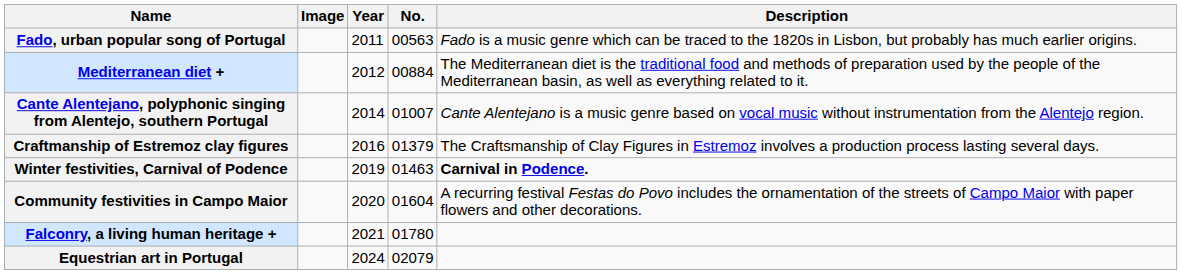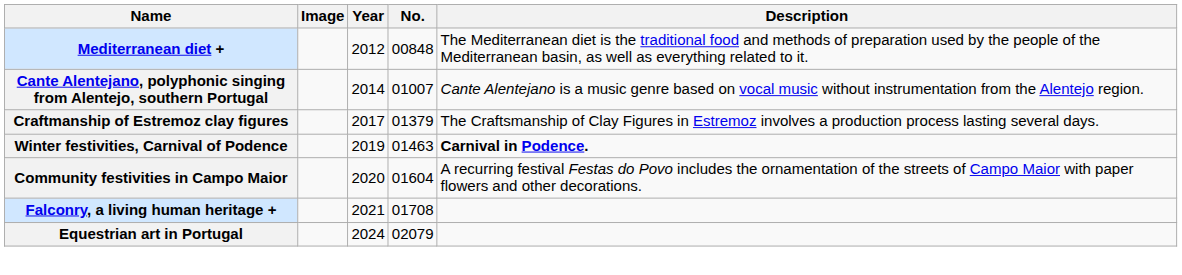- row: (151, 40)
(413, 72) 00884 -> (413, 48) 00848
(368, 145) 2016 -> (368, 121) 2017
(413, 234) 01780 -> (413, 210) 01708
